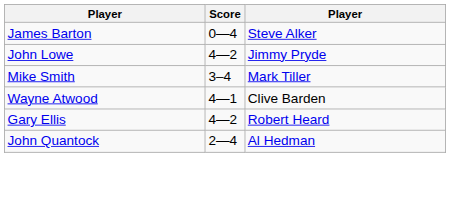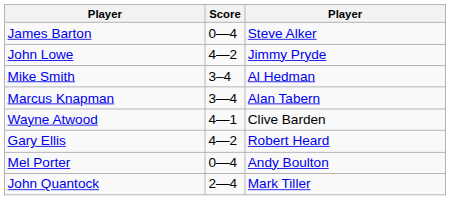(279, 76) Mark Tiller -> (281, 76) Al Hedman
+ row: (61, 98)
+ row: (39, 162)
(281, 141) Al Hedman -> (279, 184) Mark Tiller
